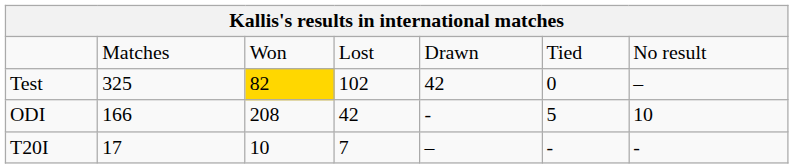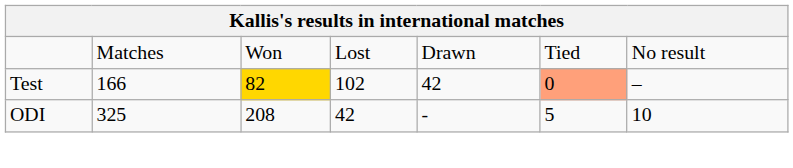(117, 84) 325 -> (111, 84) 166
(552, 84) no background -> (550, 84) lightsalmon background
(117, 115) 166 -> (111, 115) 325
- row: (29, 146)
